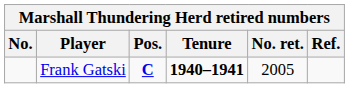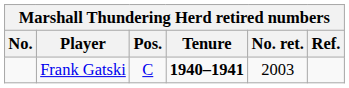(148, 69) bold -> (148, 69) normal
(278, 69) 2005 -> (278, 69) 2003
